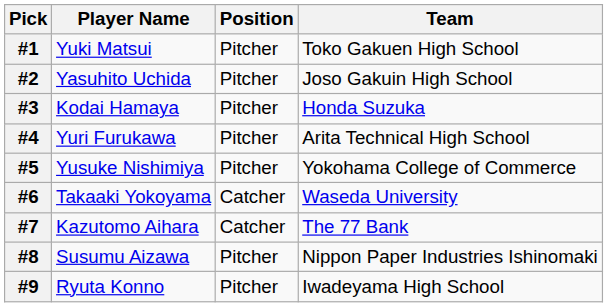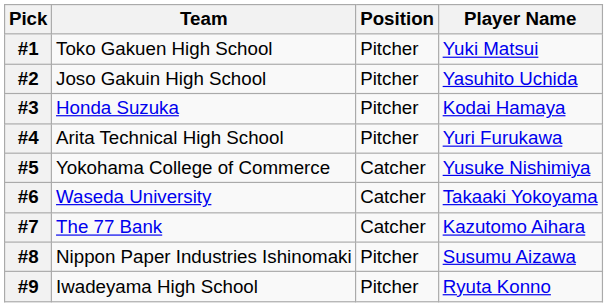columns swapped: (134, 19) <-> (450, 19)
(249, 167) Pitcher -> (393, 167) Catcher
